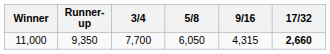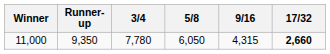(138, 40) 7,700 -> (138, 40) 7,780
